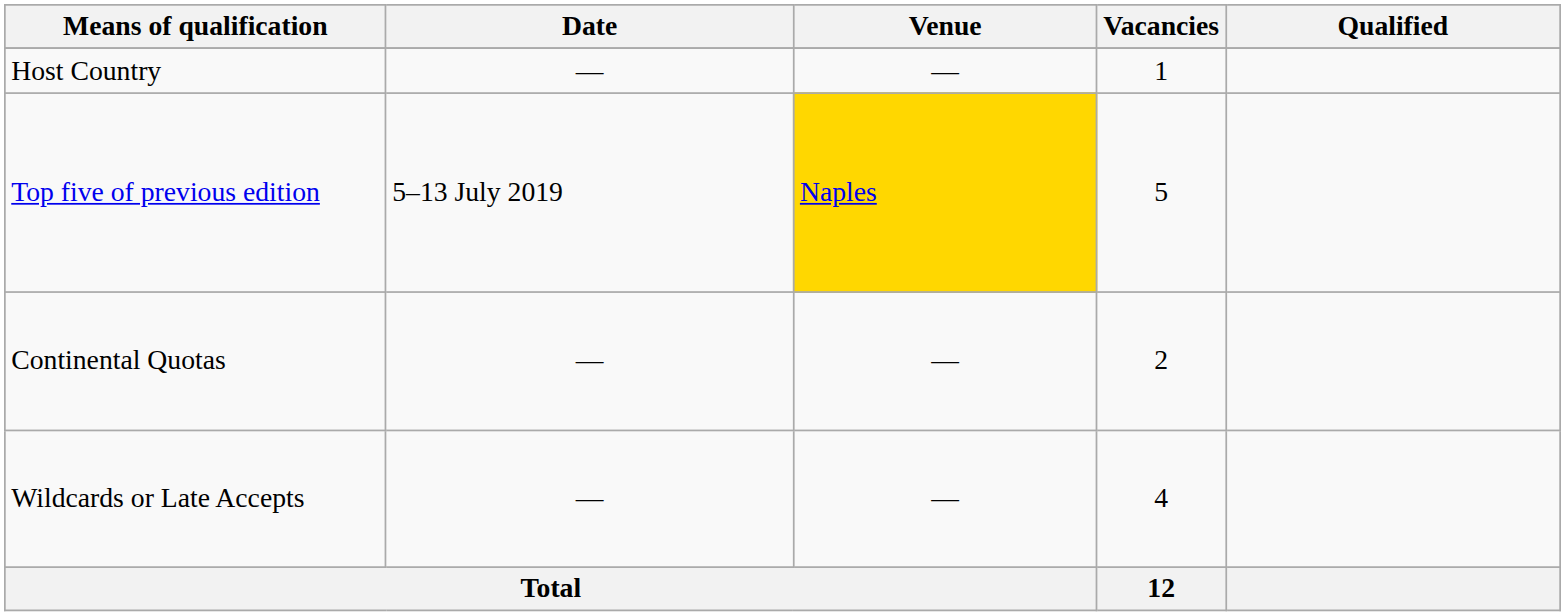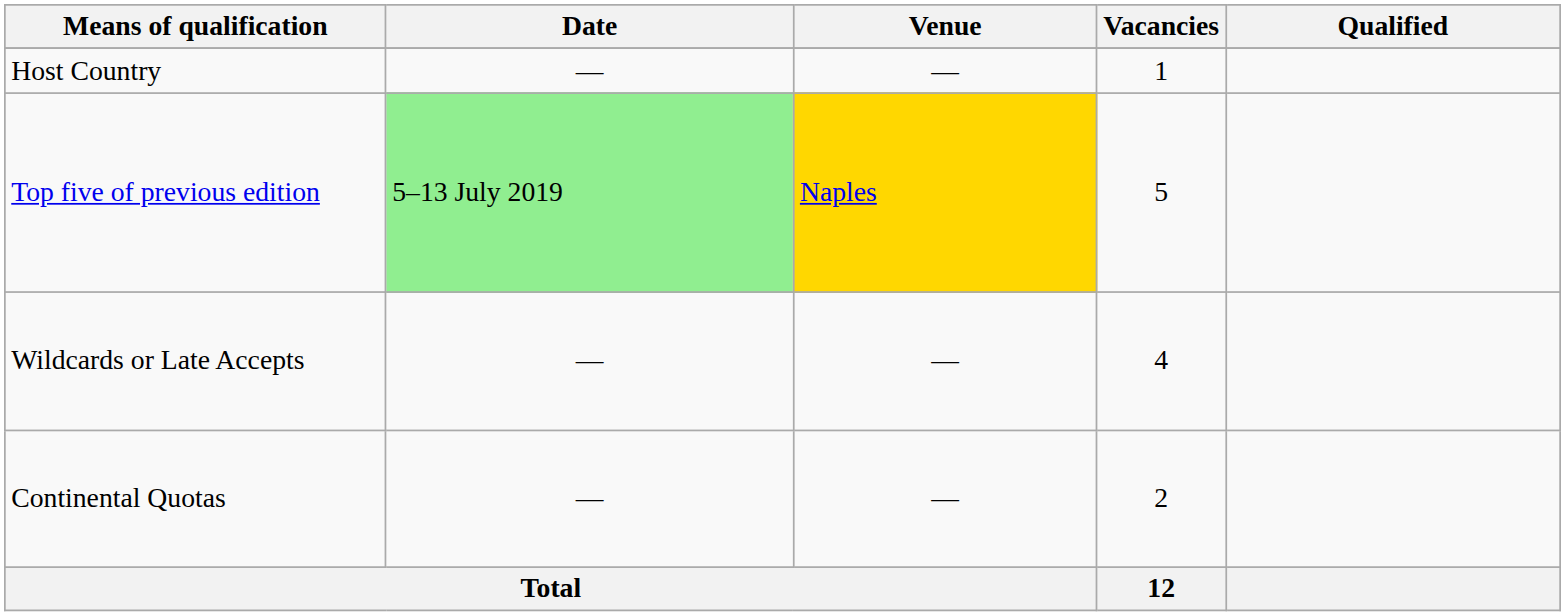(478, 192) no background -> (478, 192) lightgreen background
rows swapped: (118, 360) <-> (158, 497)
